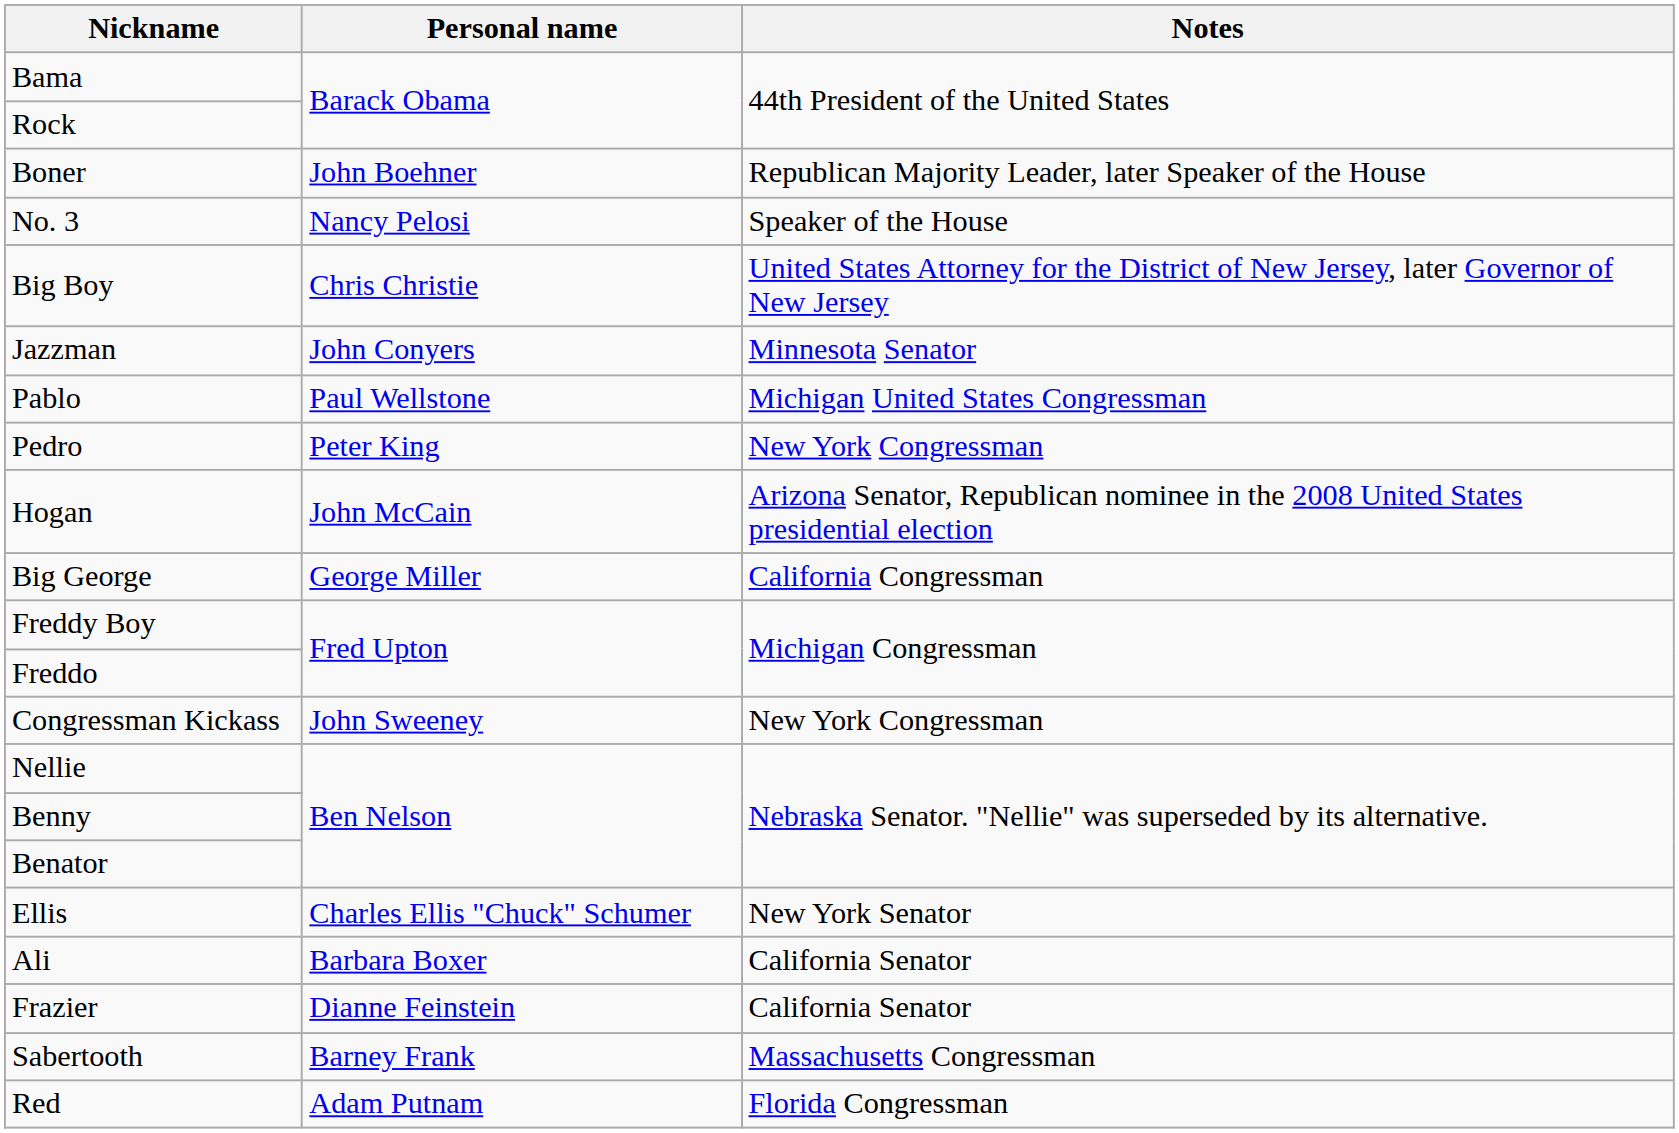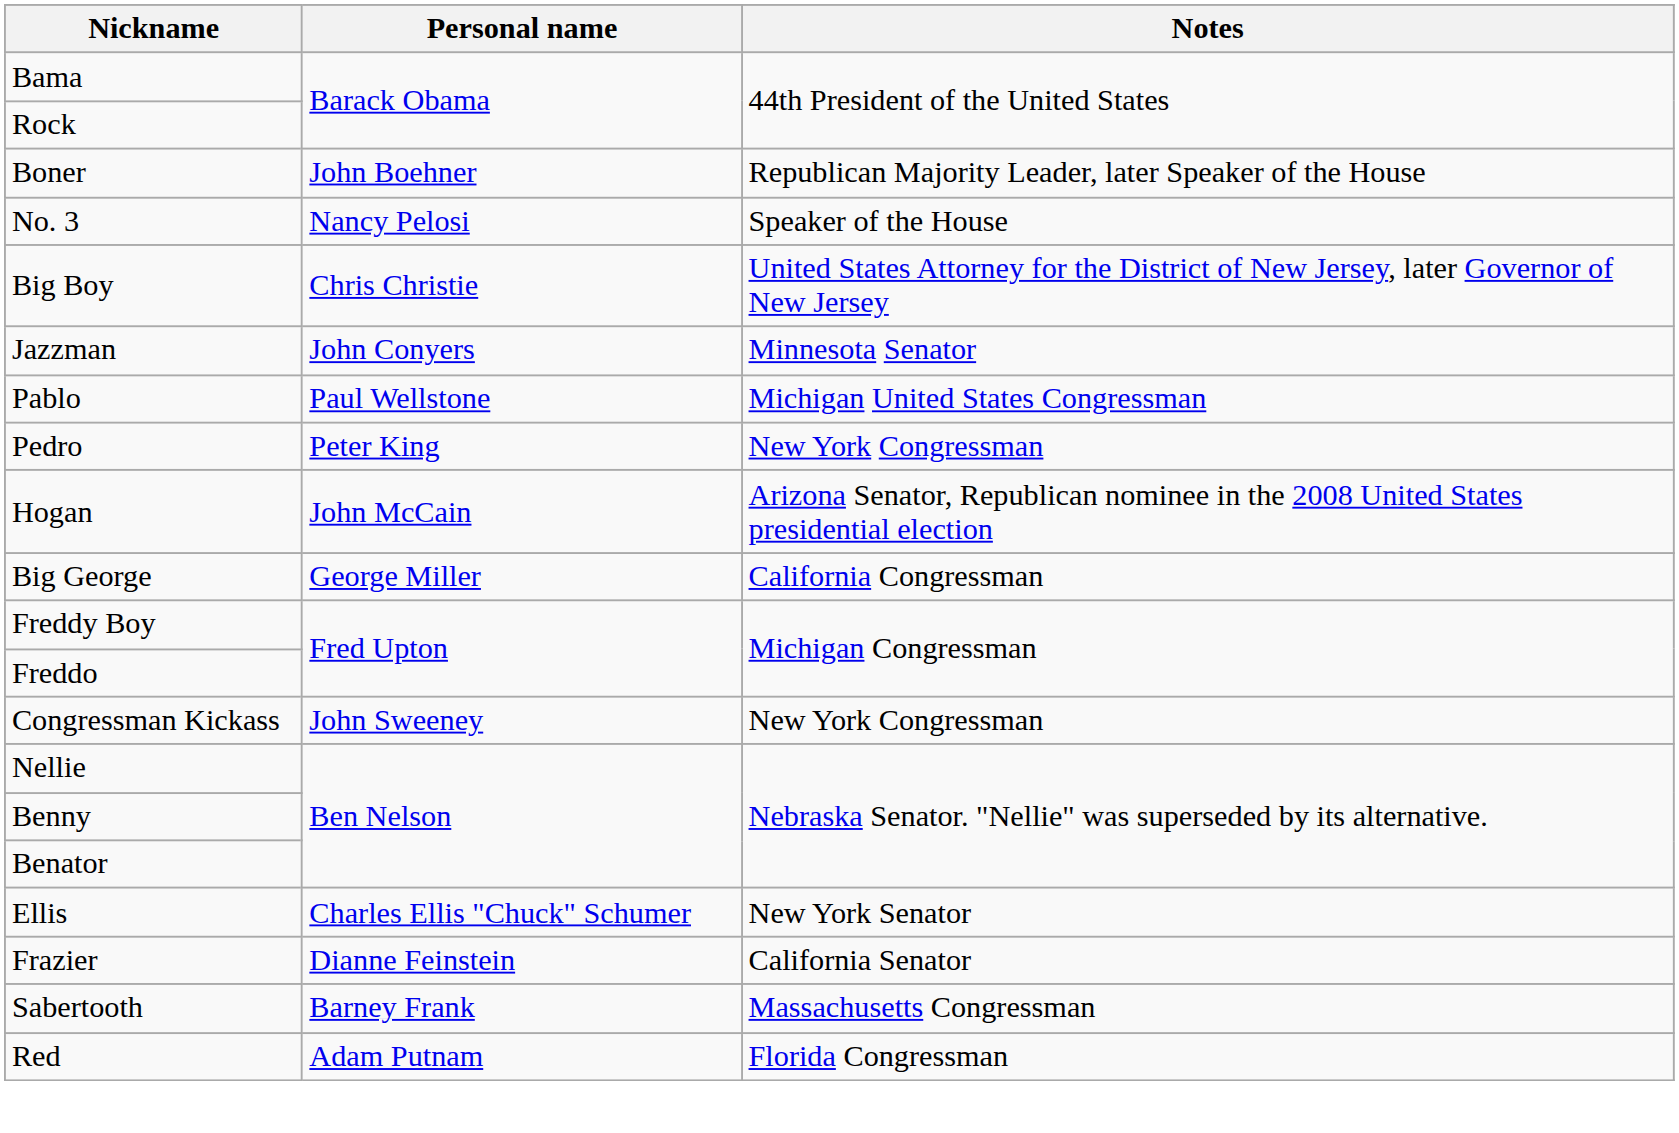- row: (31, 959)
